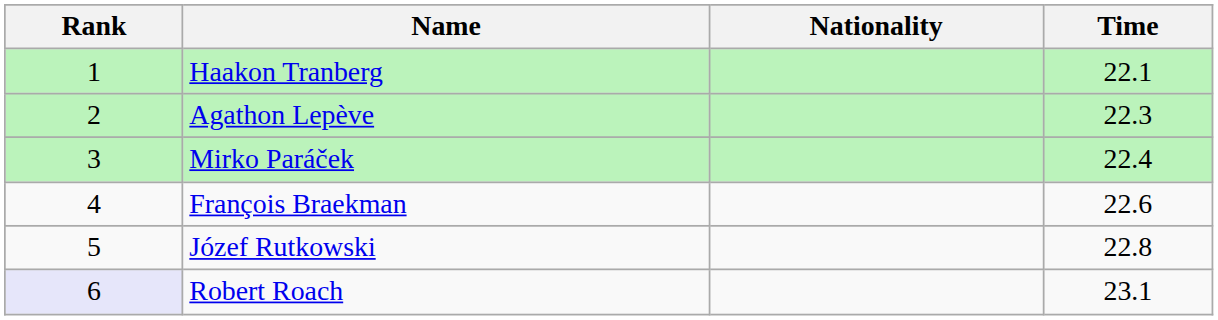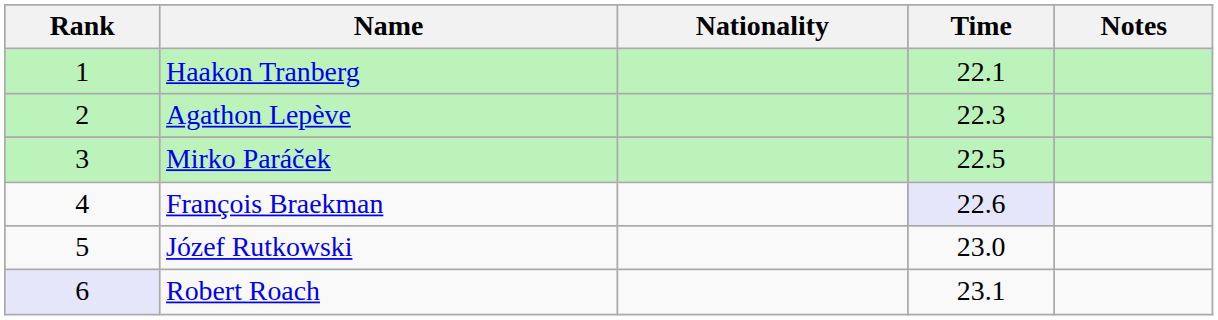+ column: (1134, 26)
(1128, 159) 22.4 -> (981, 159) 22.5
(1128, 203) no background -> (981, 203) lavender background
(1128, 247) 22.8 -> (981, 247) 23.0
